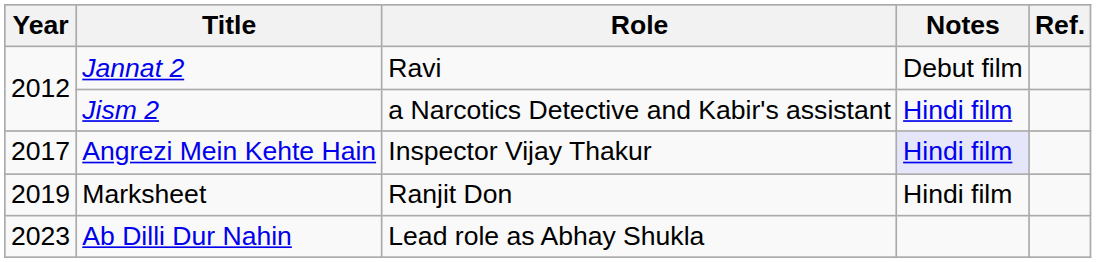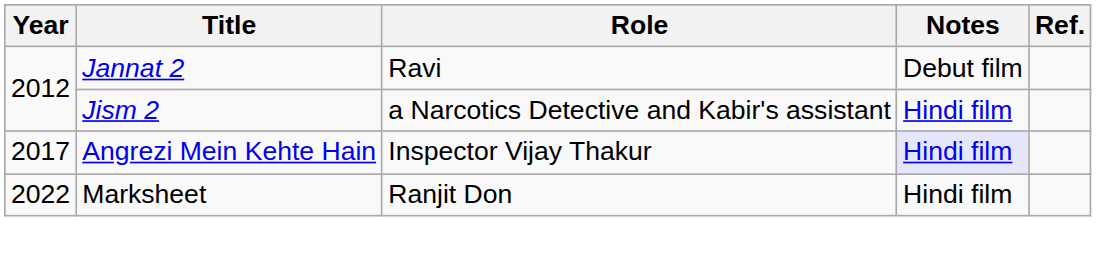(40, 194) 2019 -> (40, 194) 2022
- row: (187, 236)
